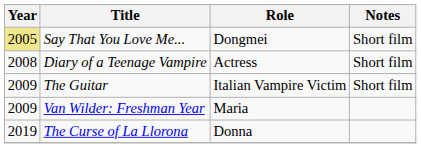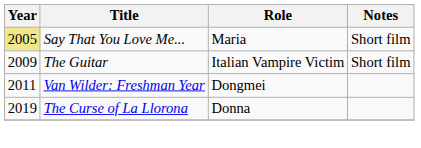(241, 39) Dongmei -> (229, 39) Maria
- row: (125, 62)
(22, 108) 2009 -> (22, 85) 2011
(231, 108) Maria -> (239, 85) Dongmei
